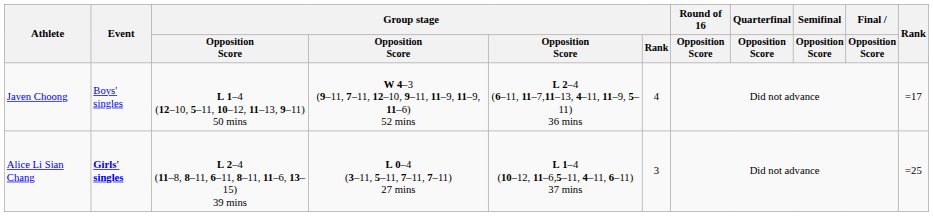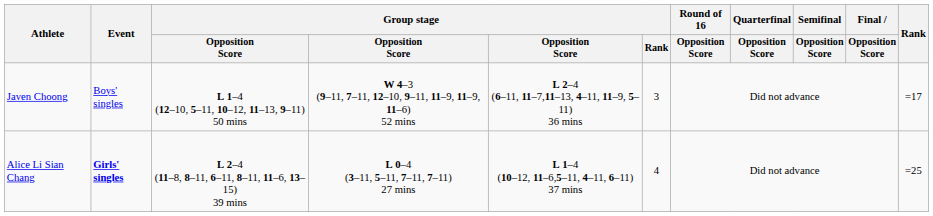(656, 97) 4 -> (656, 97) 3
(656, 171) 3 -> (656, 171) 4
